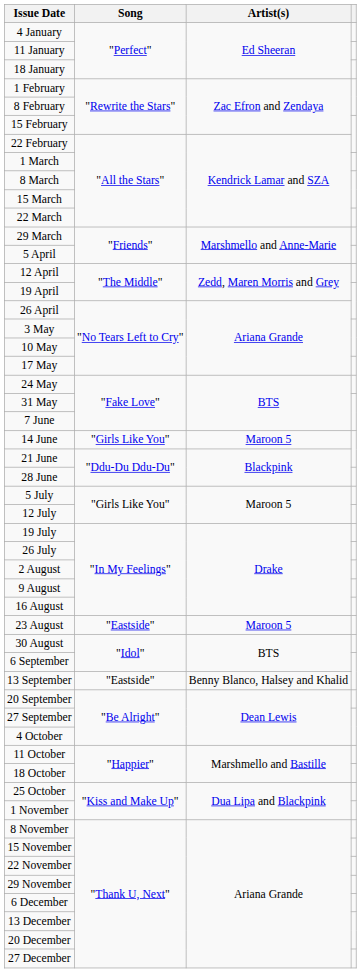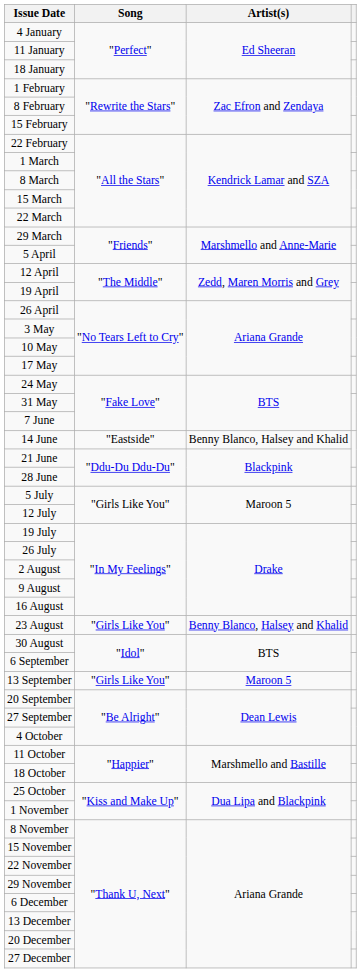(130, 439) "Girls Like You" -> (130, 439) "Eastside"
(268, 439) Maroon 5 -> (268, 439) Benny Blanco, Halsey and Khalid
(130, 625) "Eastside" -> (130, 625) "Girls Like You"
(268, 625) Maroon 5 -> (268, 625) Benny Blanco, Halsey and Khalid
(130, 680) "Eastside" -> (130, 680) "Girls Like You"
(268, 680) Benny Blanco, Halsey and Khalid -> (268, 680) Maroon 5
